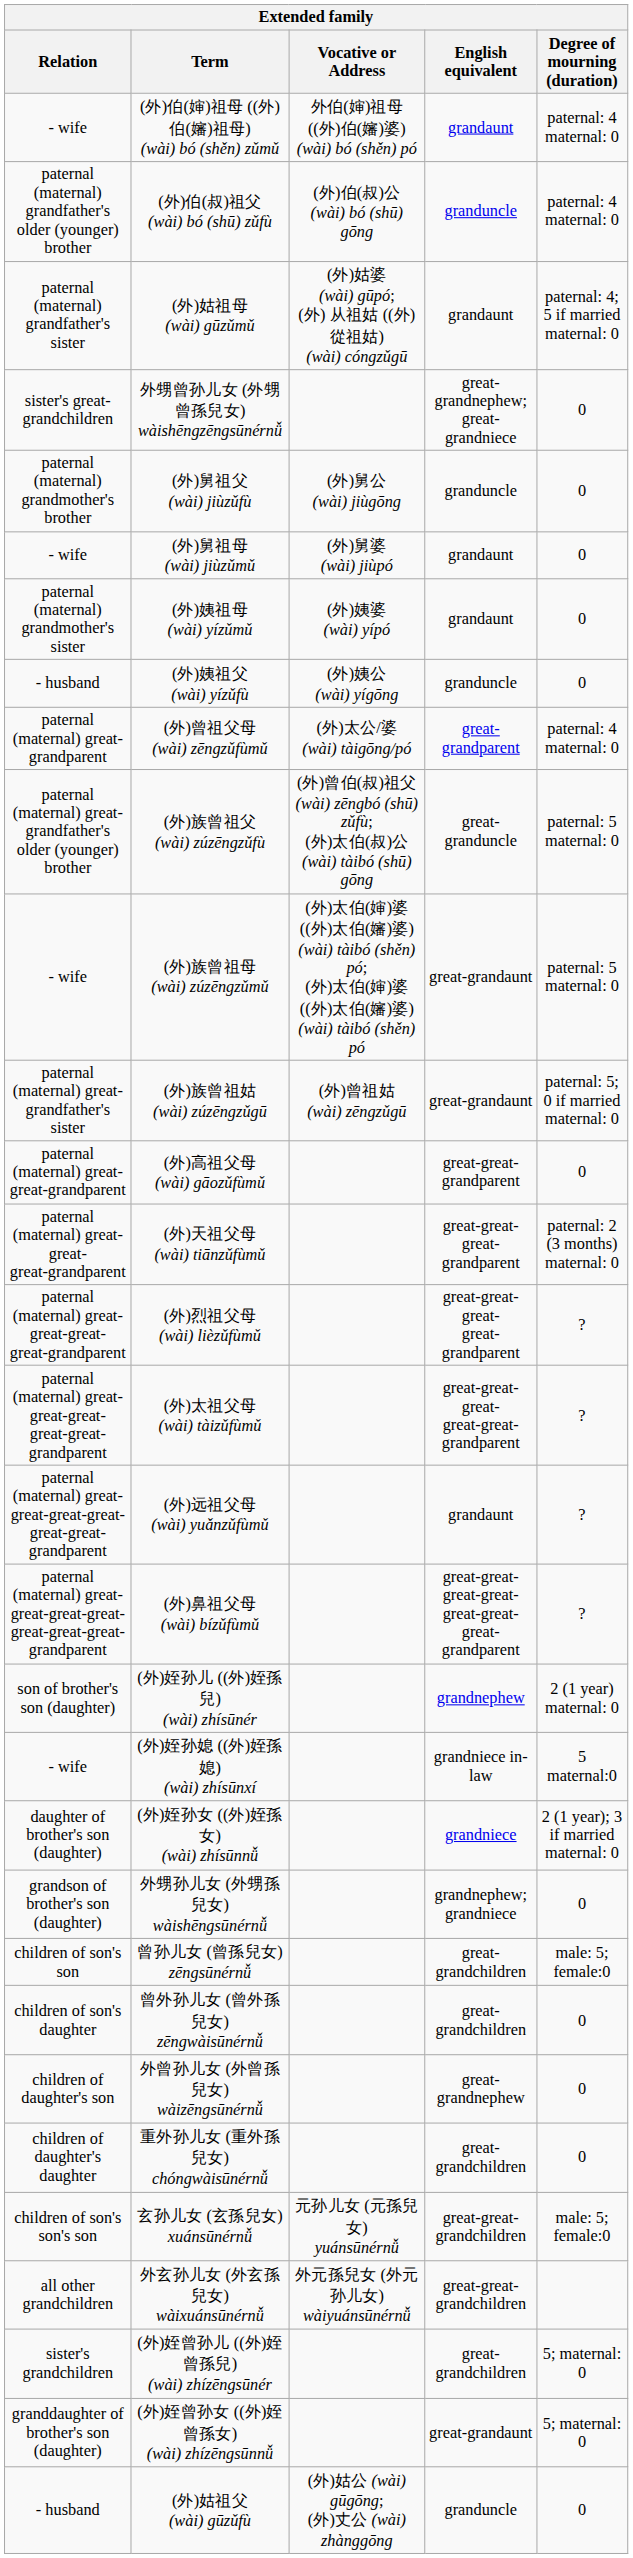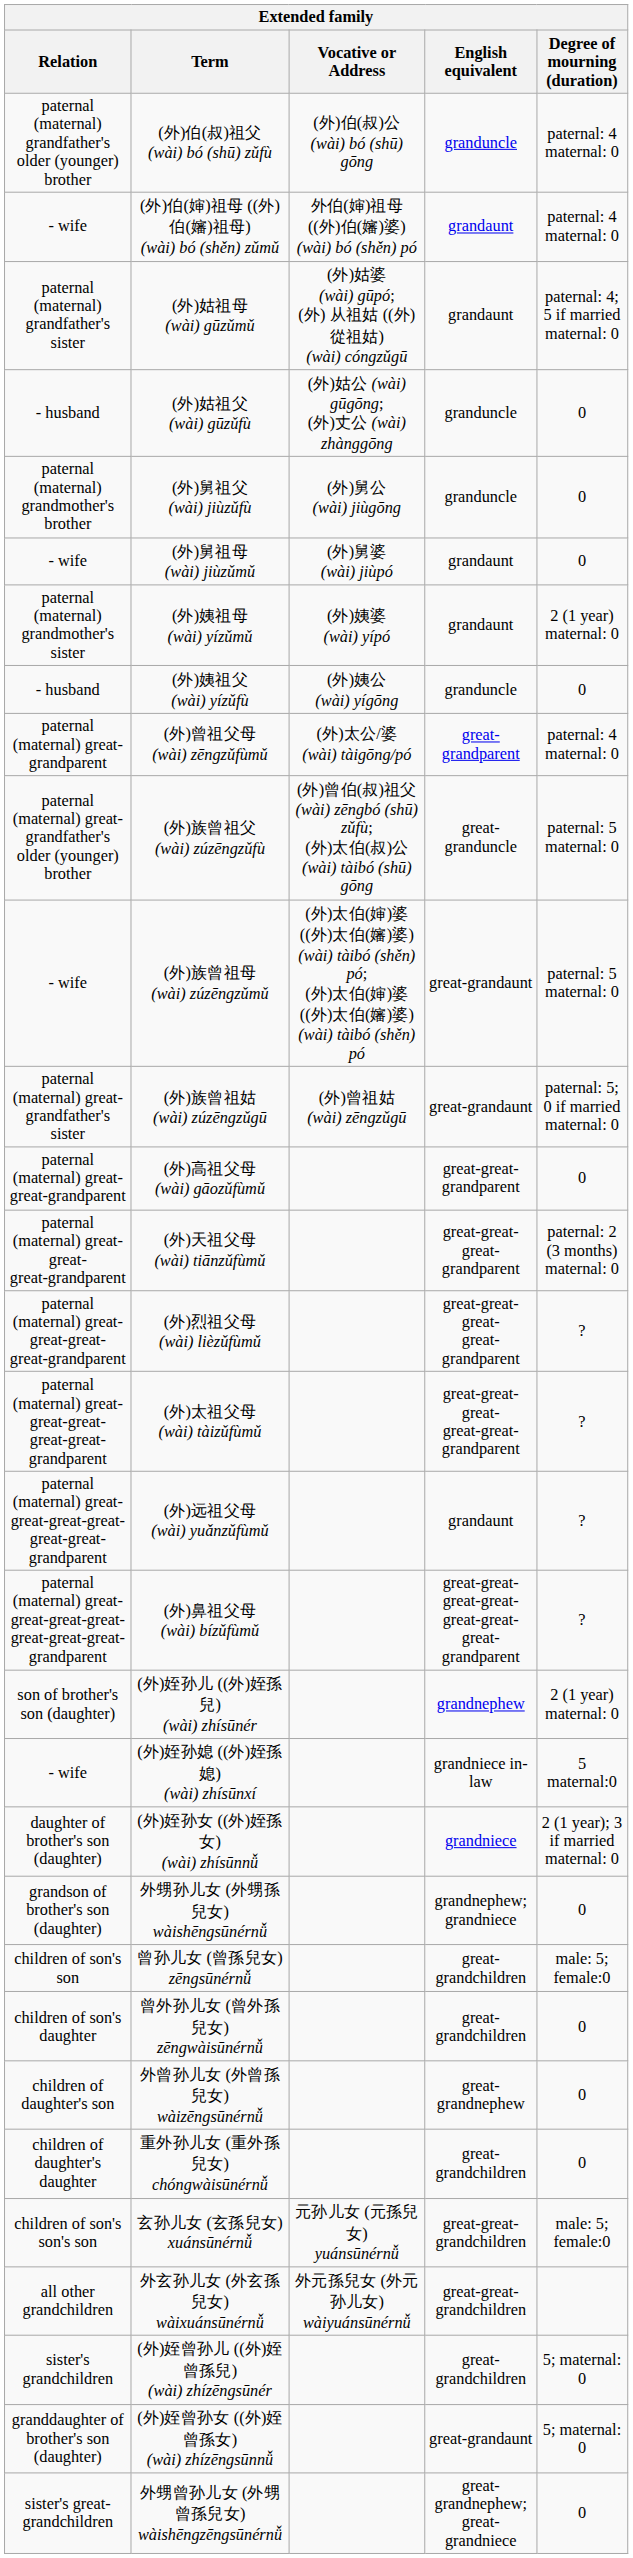rows swapped: (210, 211) <-> (210, 127)
rows swapped: (210, 2510) <-> (210, 410)
(582, 619) 0 -> (582, 625) 2 (1 year) maternal: 0
